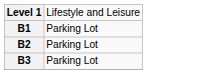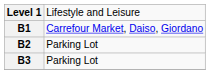(72, 28) Parking Lot -> (125, 28) Carrefour Market, Daiso, Giordano
